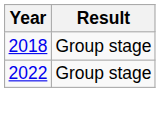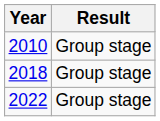+ row: (28, 45)
